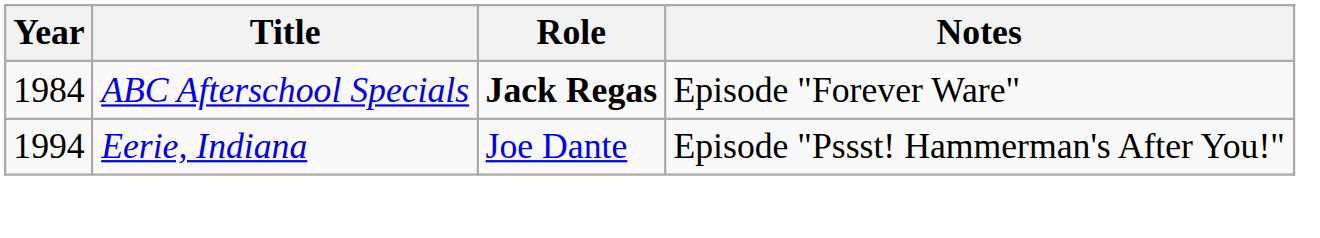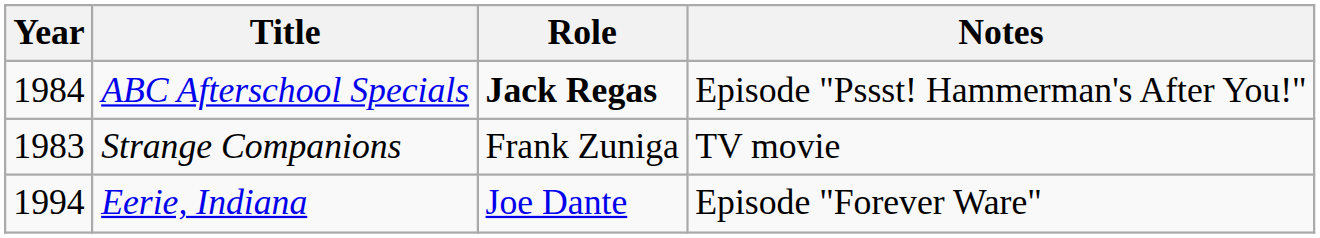(847, 89) Episode "Forever Ware" -> (1001, 89) Episode "Pssst! Hammerman's After You!"
+ row: (251, 145)
(979, 145) Episode "Pssst! Hammerman's After You!" -> (869, 202) Episode "Forever Ware"
